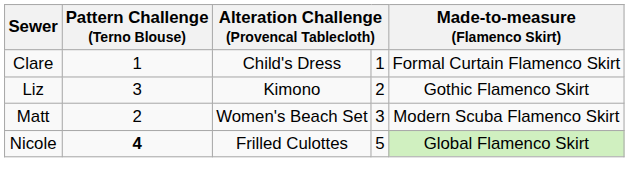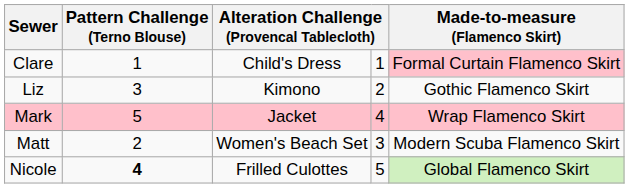(506, 63) no background -> (506, 63) pink background
+ row: (33, 116)
